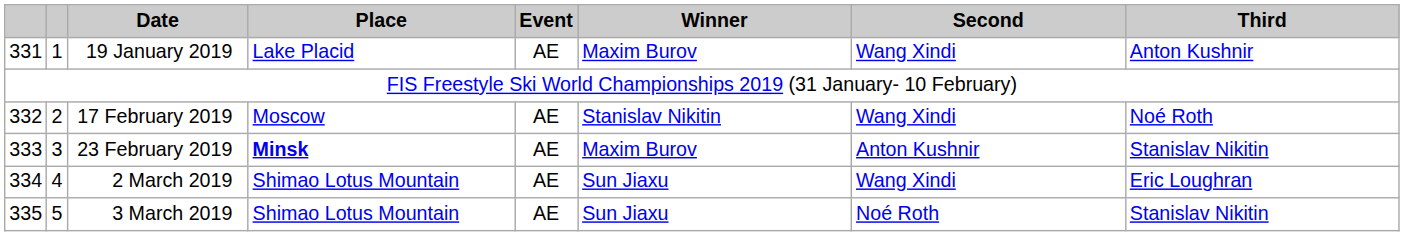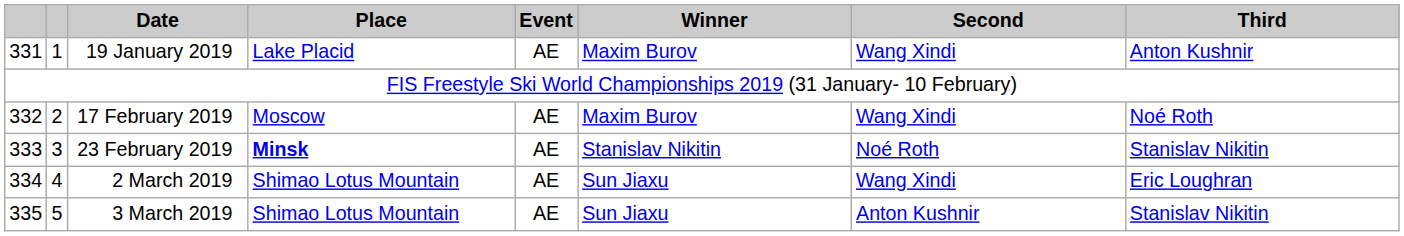(652, 116) Stanislav Nikitin -> (640, 116) Maxim Burov
(640, 149) Maxim Burov -> (652, 149) Stanislav Nikitin
(918, 149) Anton Kushnir -> (898, 149) Noé Roth
(898, 213) Noé Roth -> (918, 213) Anton Kushnir
